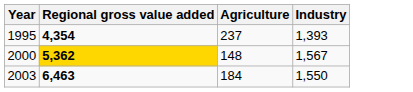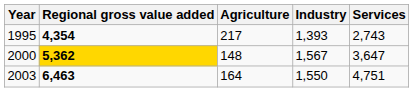+ column: (379, 14)
(231, 35) 237 -> (231, 35) 217
(231, 76) 184 -> (231, 76) 164
